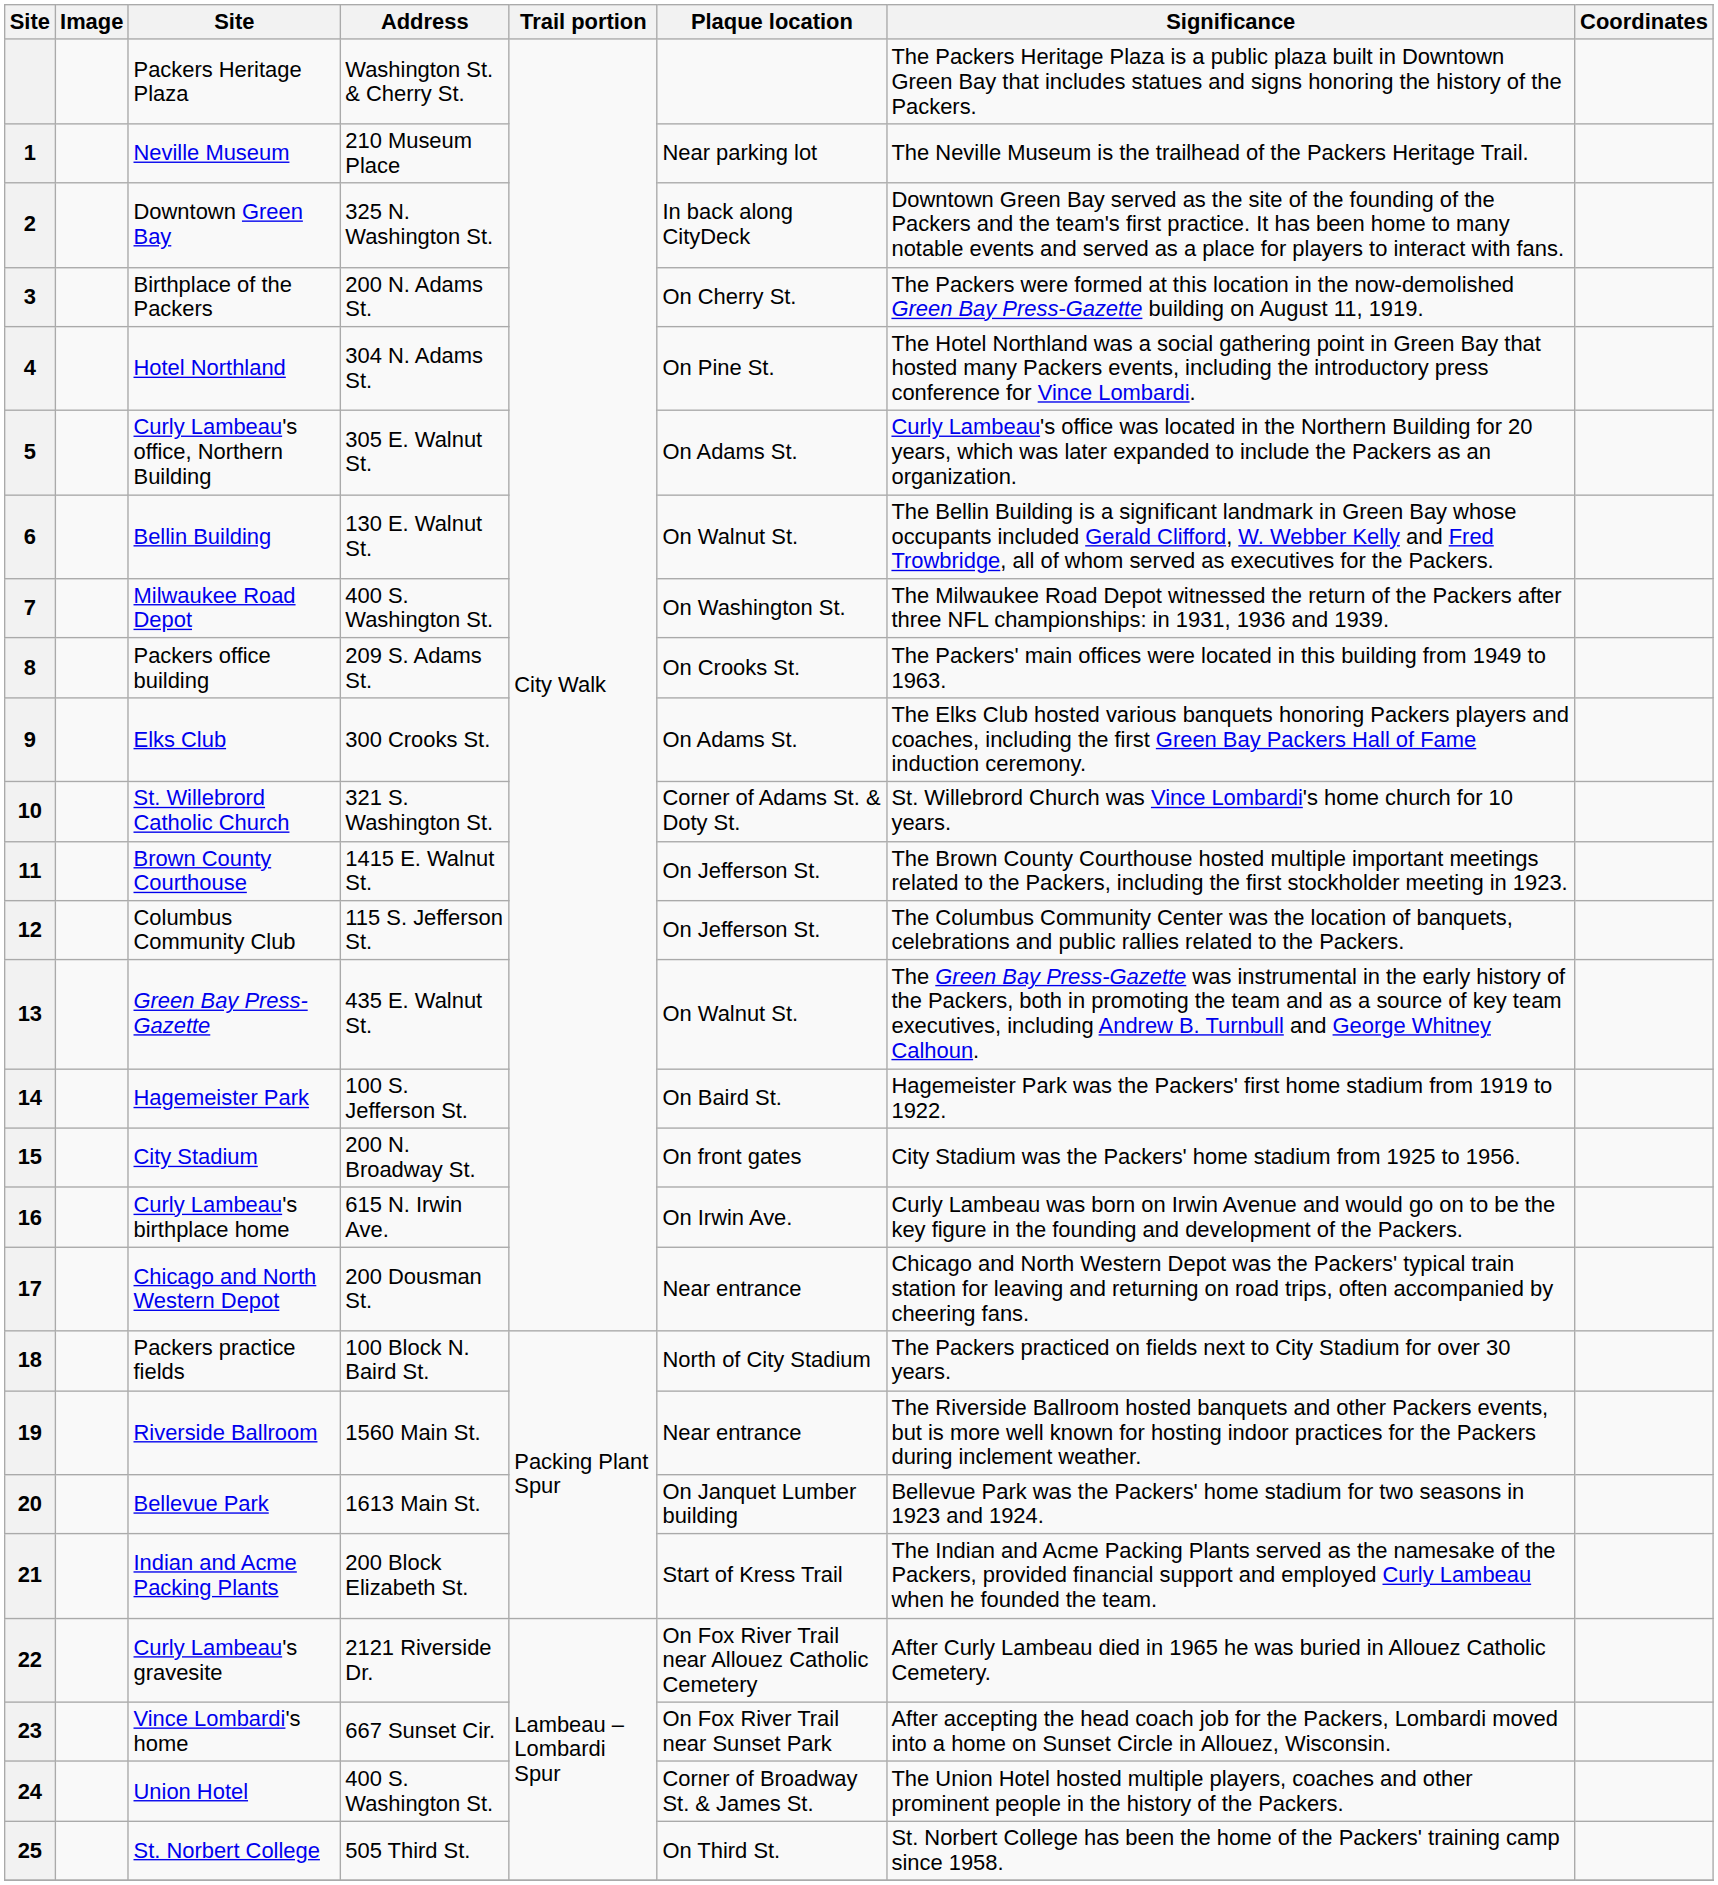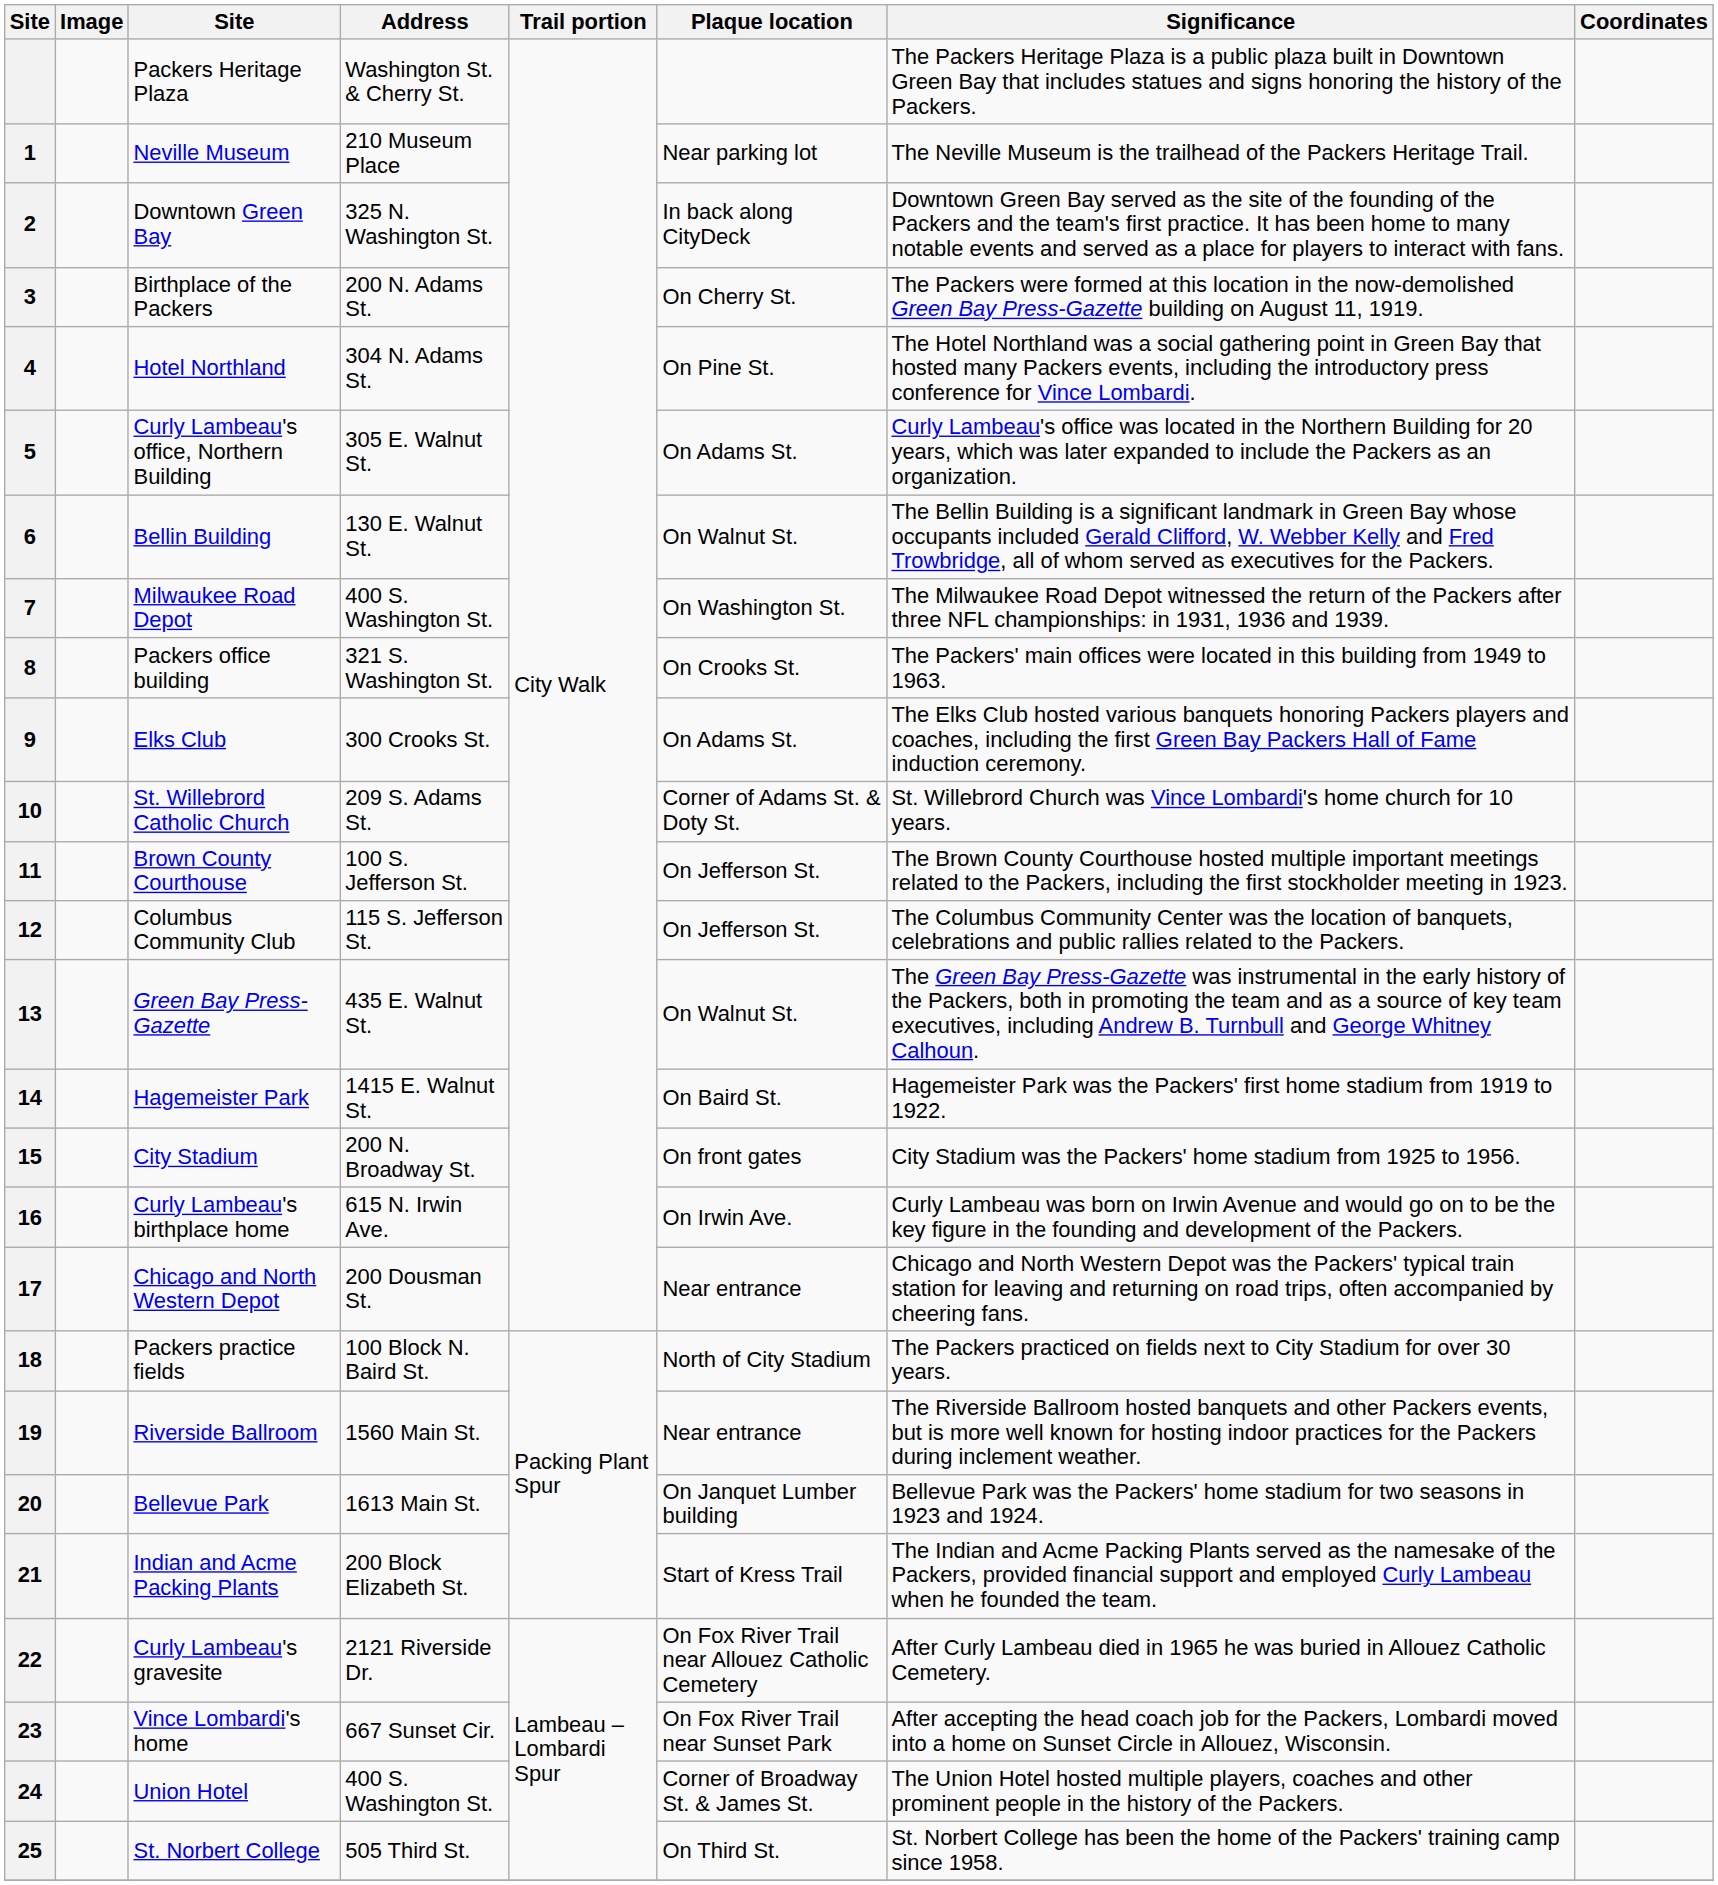(414, 667) 209 S. Adams St. -> (419, 667) 321 S. Washington St.
(419, 811) 321 S. Washington St. -> (414, 811) 209 S. Adams St.
(420, 870) 1415 E. Walnut St. -> (407, 870) 100 S. Jefferson St.
(407, 1098) 100 S. Jefferson St. -> (420, 1098) 1415 E. Walnut St.
